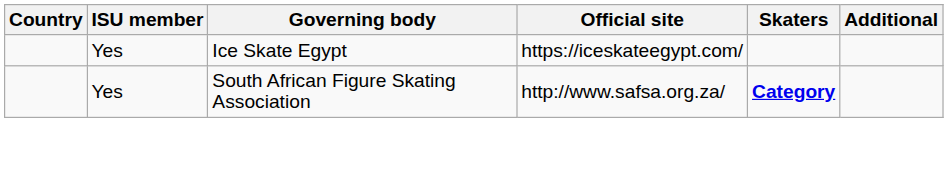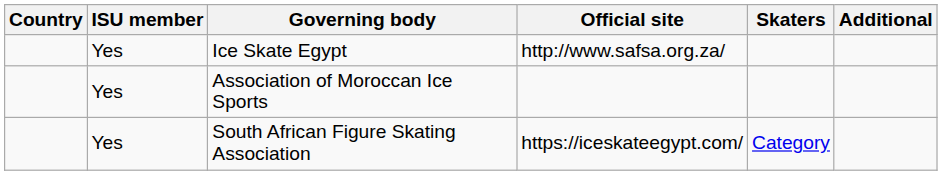(632, 50) https://iceskateegypt.com/ -> (623, 50) http://www.safsa.org.za/
+ row: (332, 91)
(623, 91) http://www.safsa.org.za/ -> (632, 143) https://iceskateegypt.com/
(794, 91) bold -> (791, 143) normal
